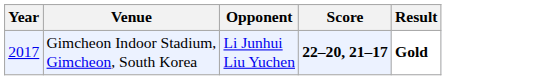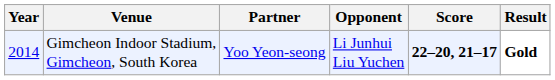+ column: (275, 17)
(24, 52) 2017 -> (24, 52) 2014
